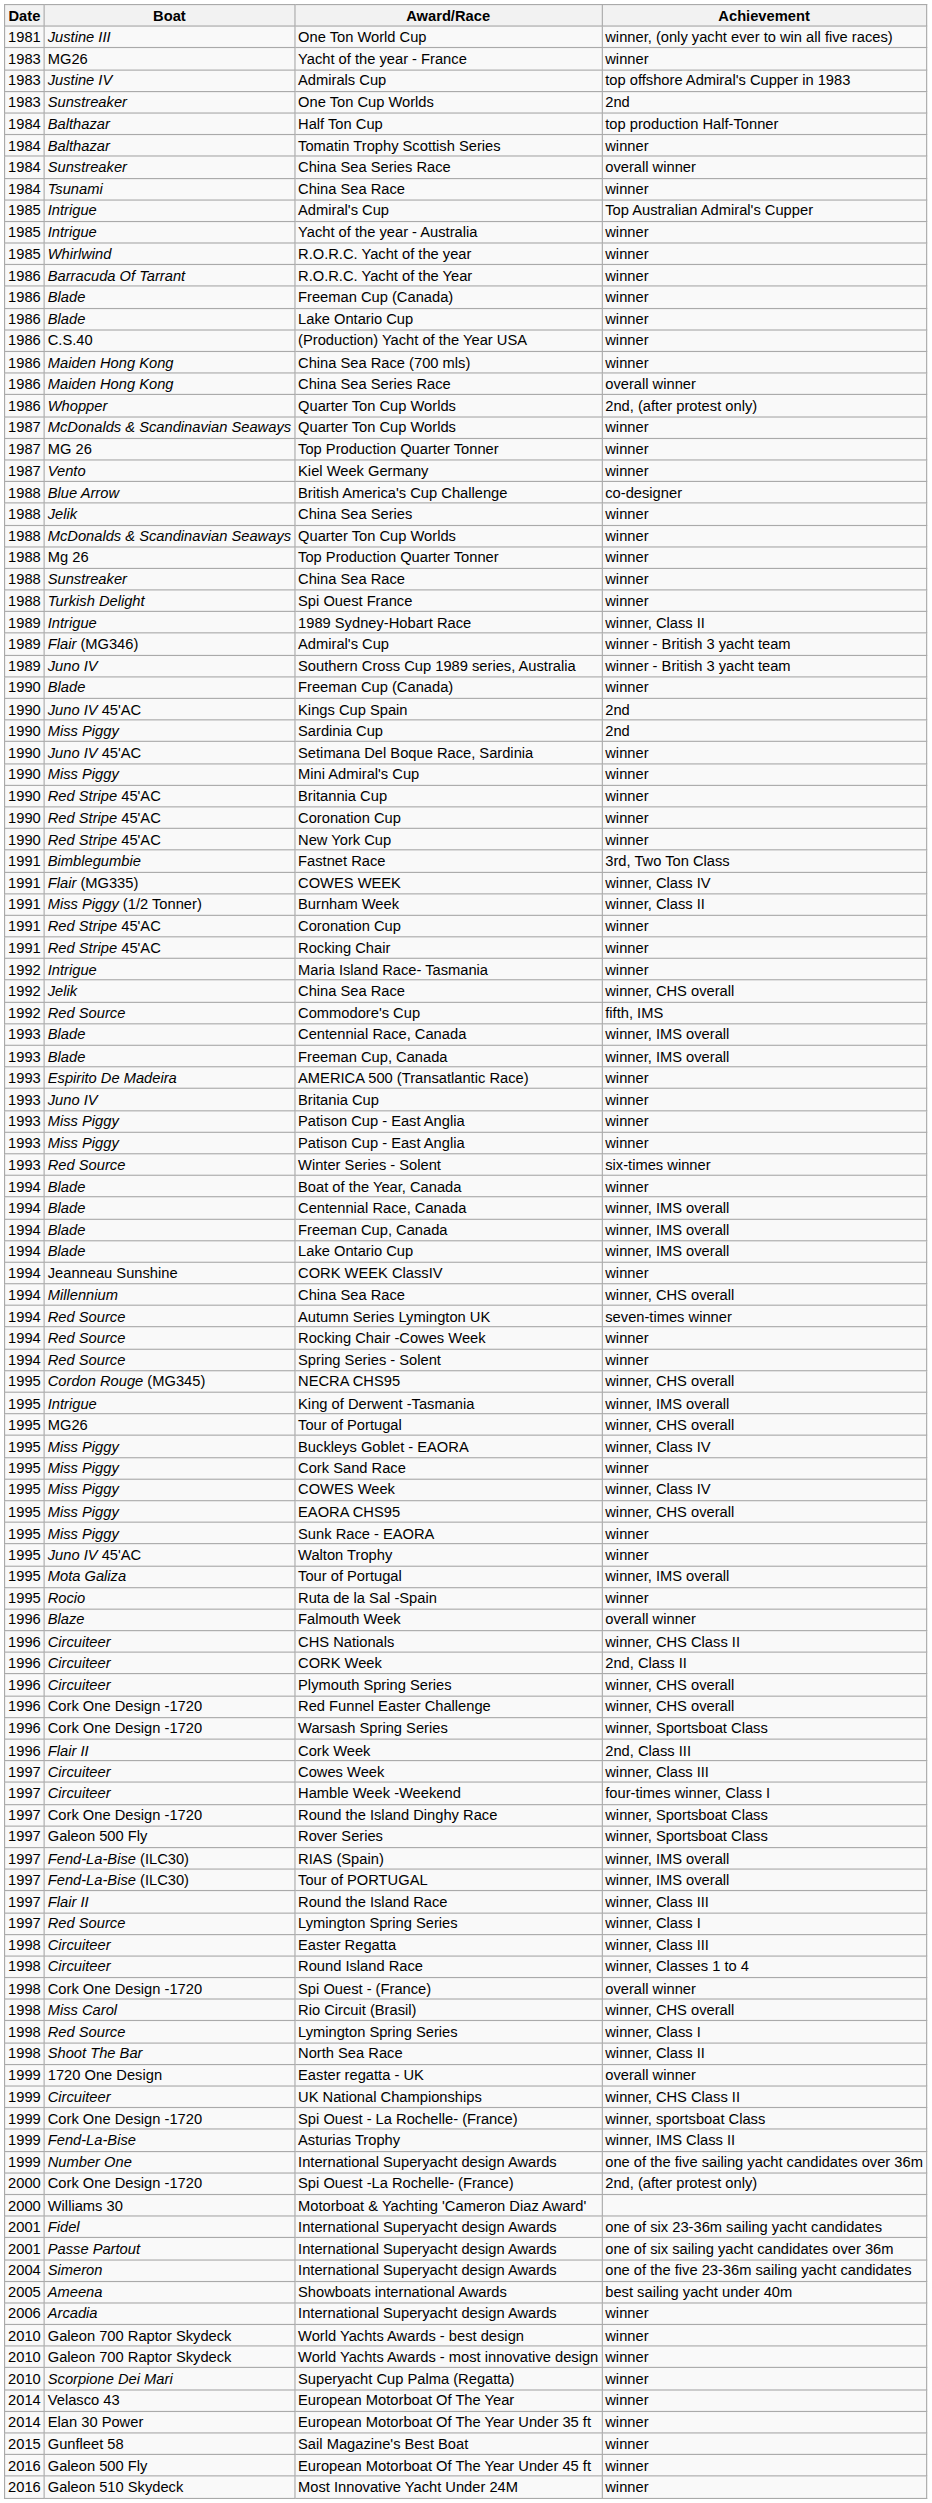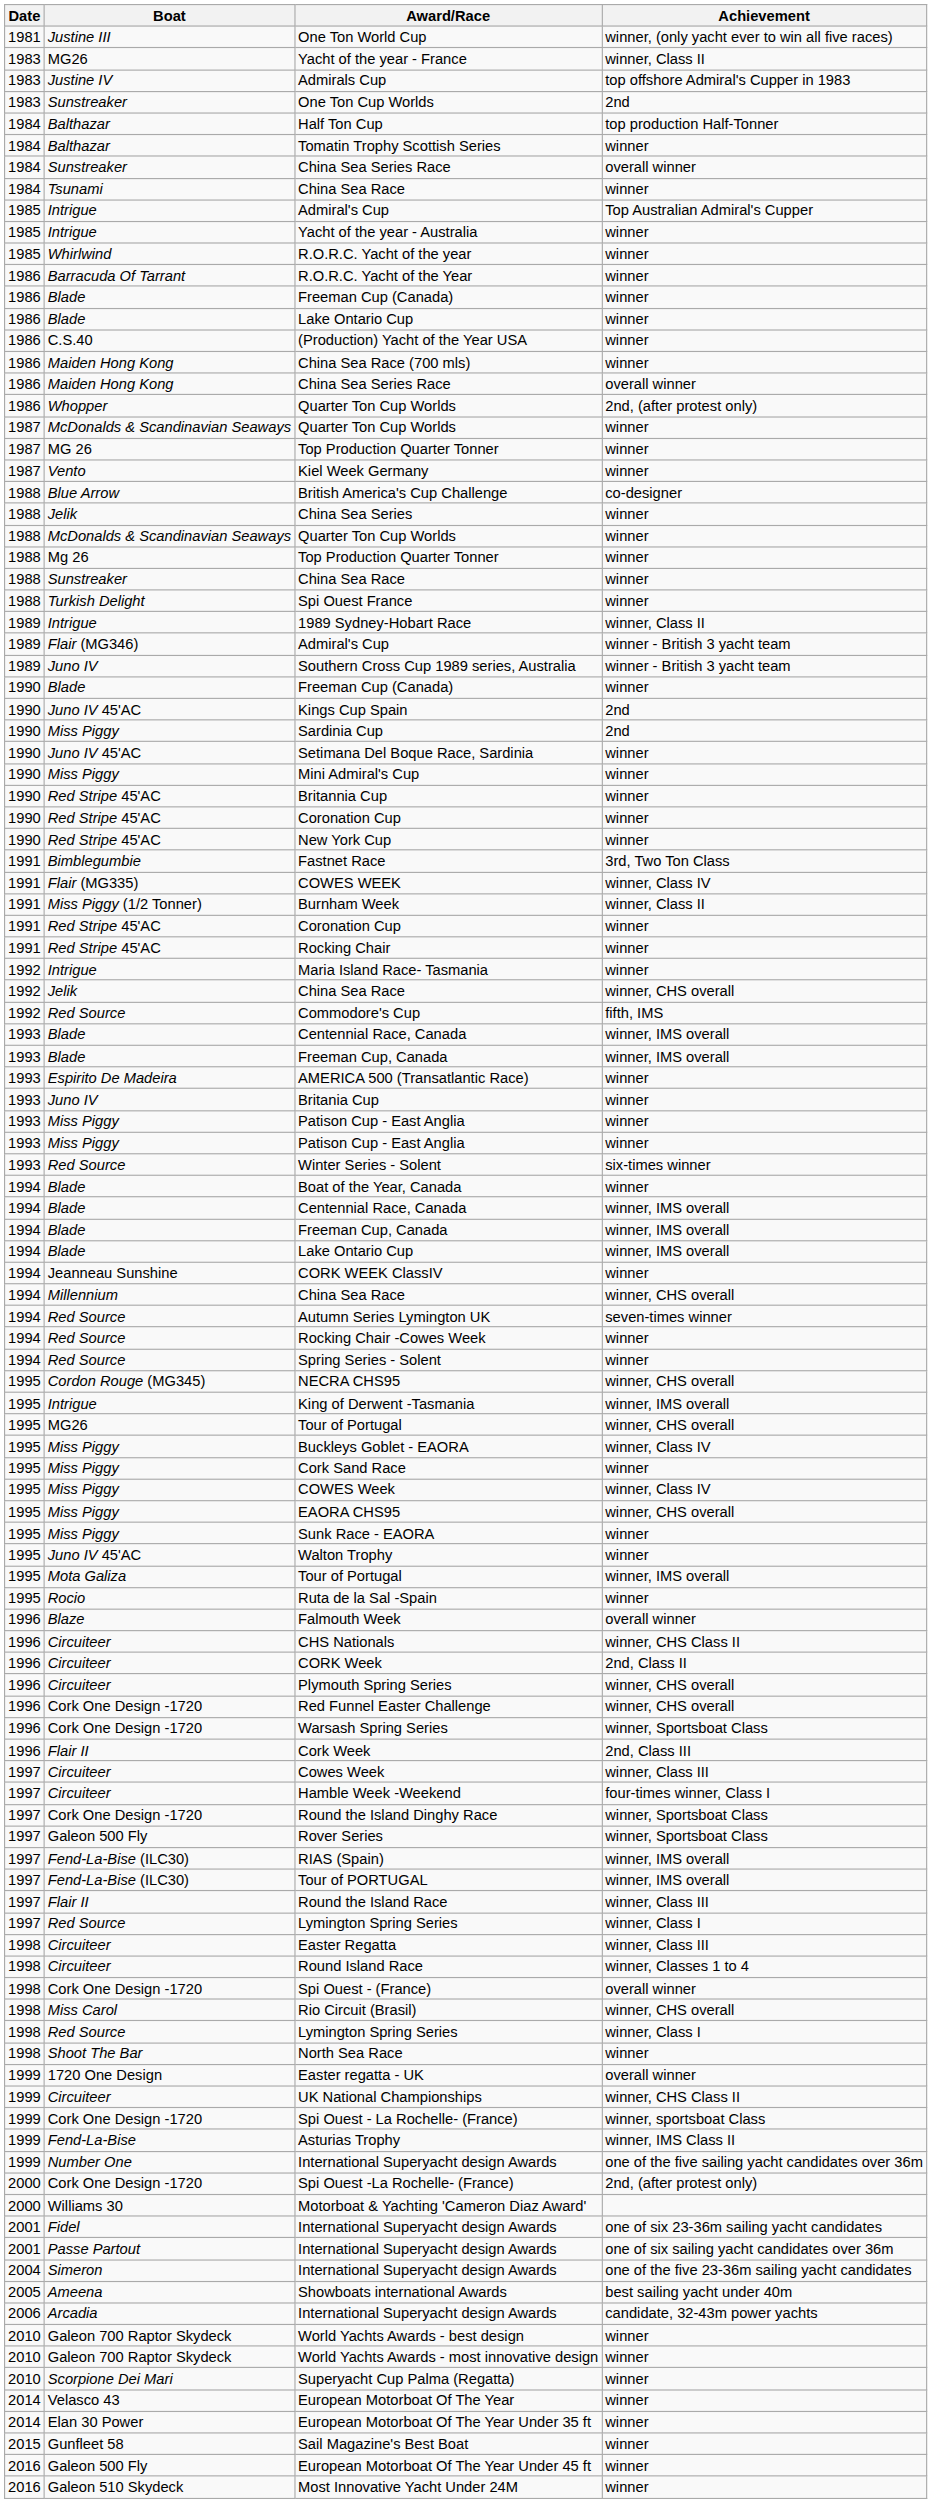(627, 59) winner -> (655, 59) winner, Class II
(655, 2054) winner, Class II -> (627, 2054) winner
(627, 2314) winner -> (711, 2314) candidate, 32-43m power yachts
